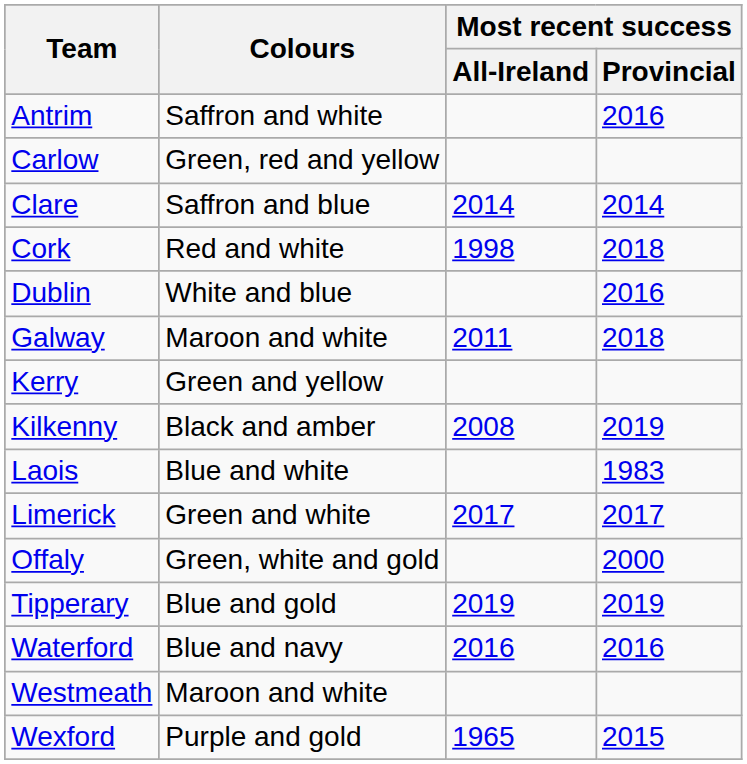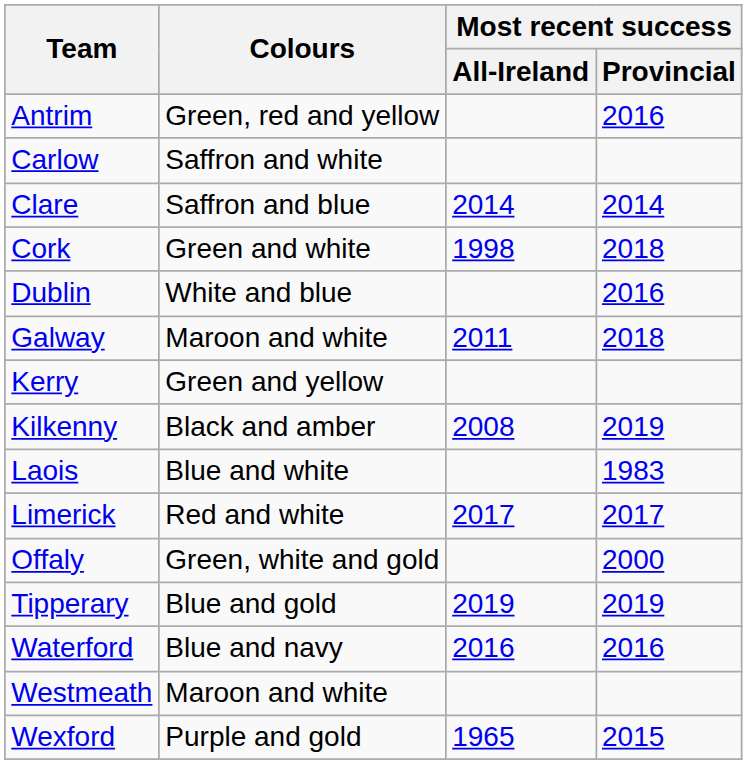(274, 115) Saffron and white -> (302, 115) Green, red and yellow
(302, 159) Green, red and yellow -> (274, 159) Saffron and white
(255, 248) Red and white -> (268, 248) Green and white
(268, 515) Green and white -> (255, 515) Red and white
